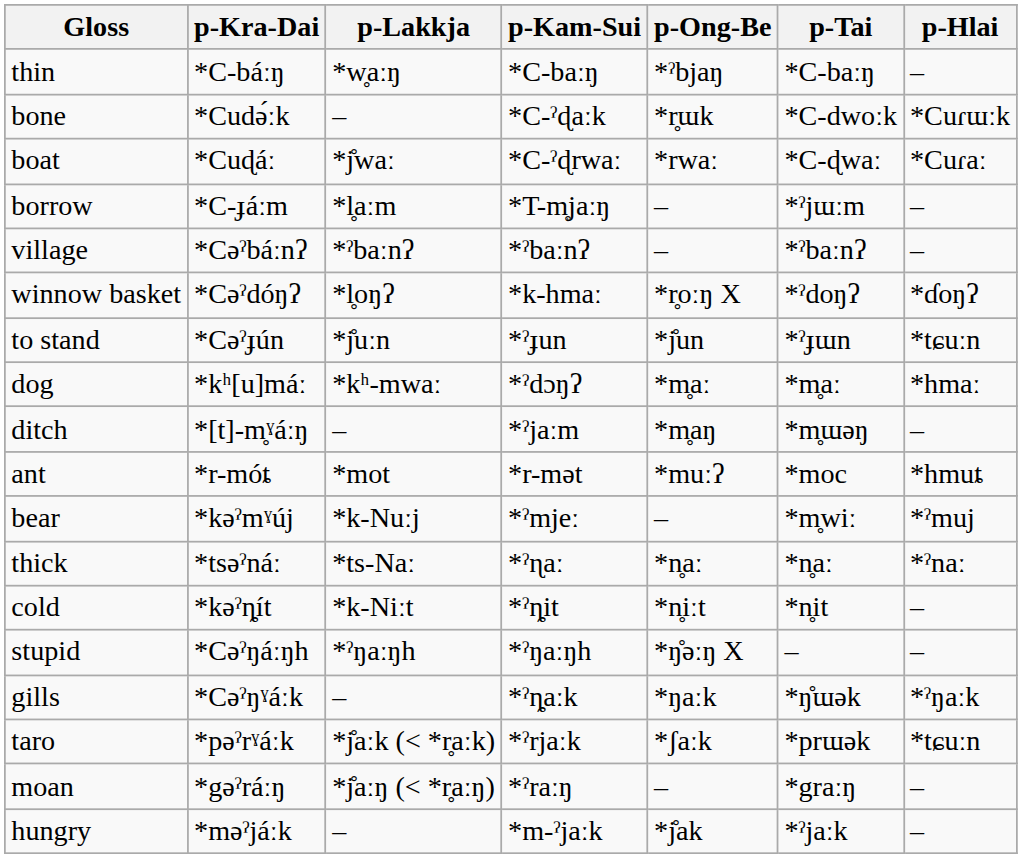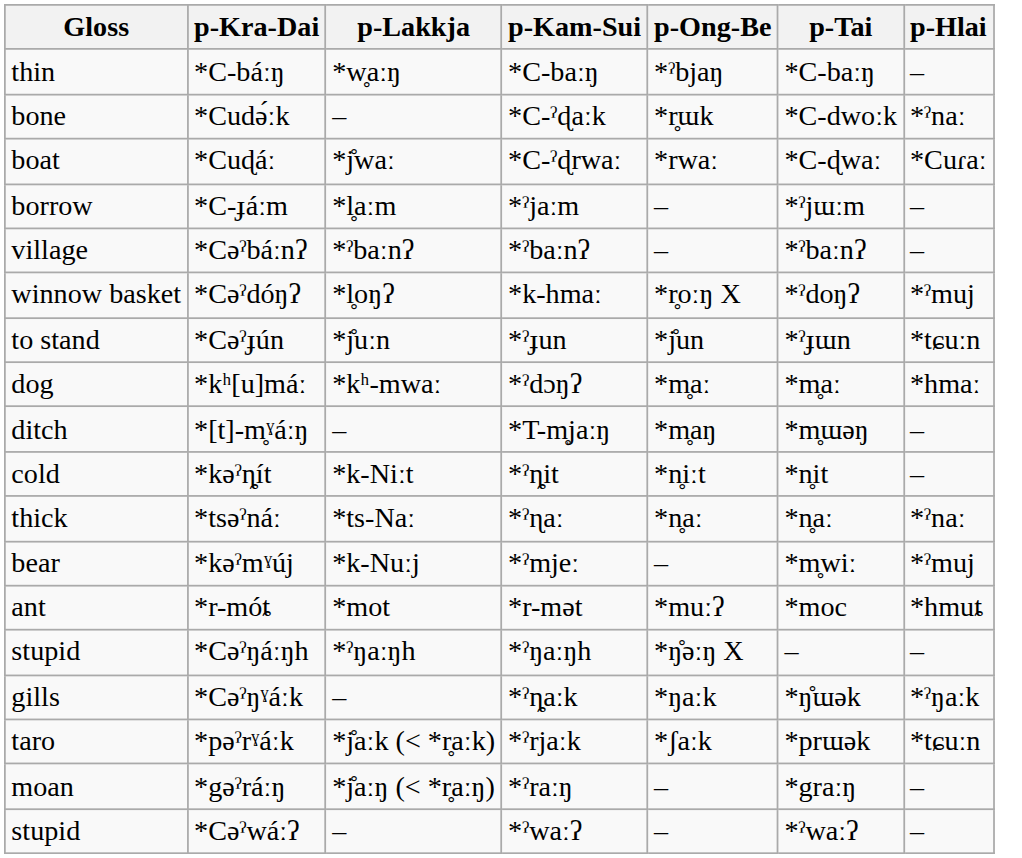(960, 116) *Cuɾɯːk -> (938, 116) *ˀnaː
(559, 205) *T-m̥jaːŋ -> (544, 205) *ˀjaːm
(944, 294) *ɗoŋʔ -> (942, 294) *ˀmuj
(544, 428) *ˀjaːm -> (559, 428) *T-m̥jaːŋ
rows swapped: (233, 473) <-> (233, 607)
rows swapped: (244, 518) <-> (237, 562)
- row: (243, 830)
+ row: (247, 830)
